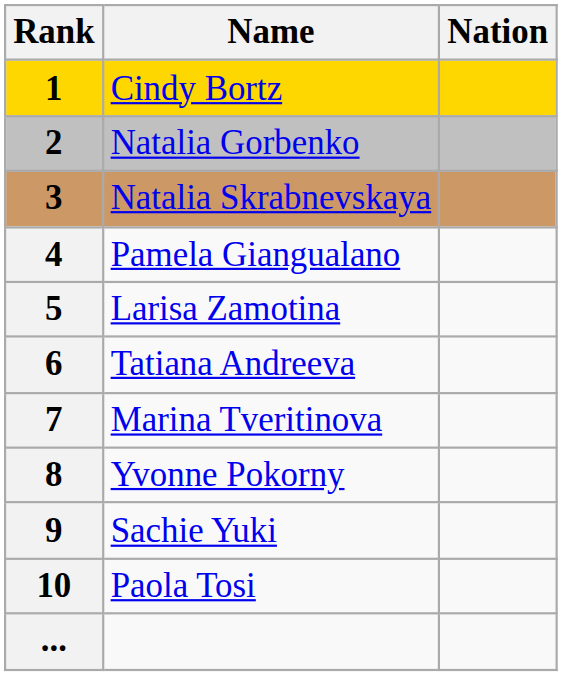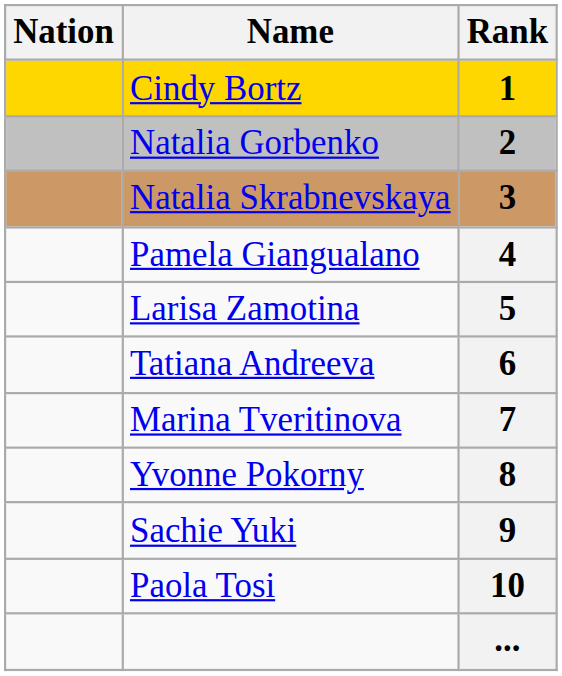columns swapped: (54, 32) <-> (498, 32)
